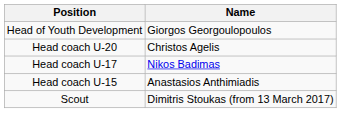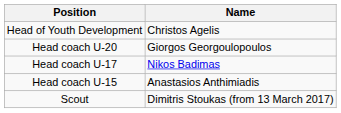(209, 30) Giorgos Georgoulopoulos -> (183, 30) Christos Agelis
(183, 47) Christos Agelis -> (209, 47) Giorgos Georgoulopoulos
